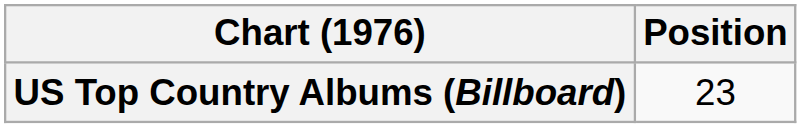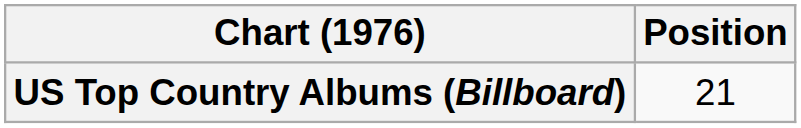(715, 91) 23 -> (715, 91) 21
